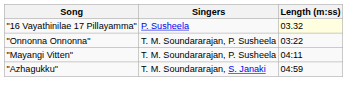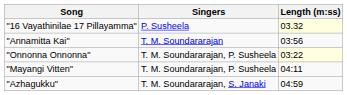+ row: (38, 41)
(292, 41) no background -> (292, 55) lightyellow background
